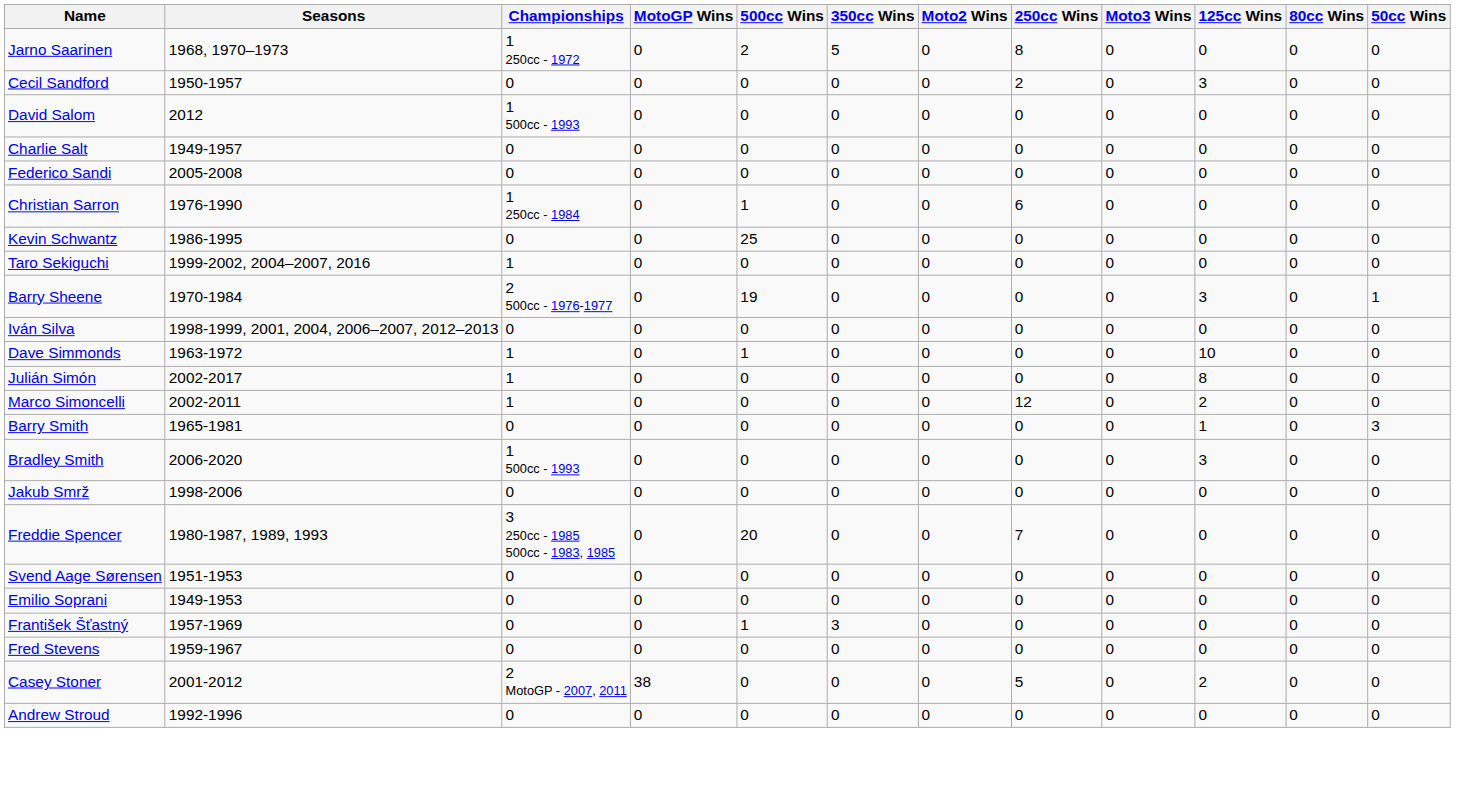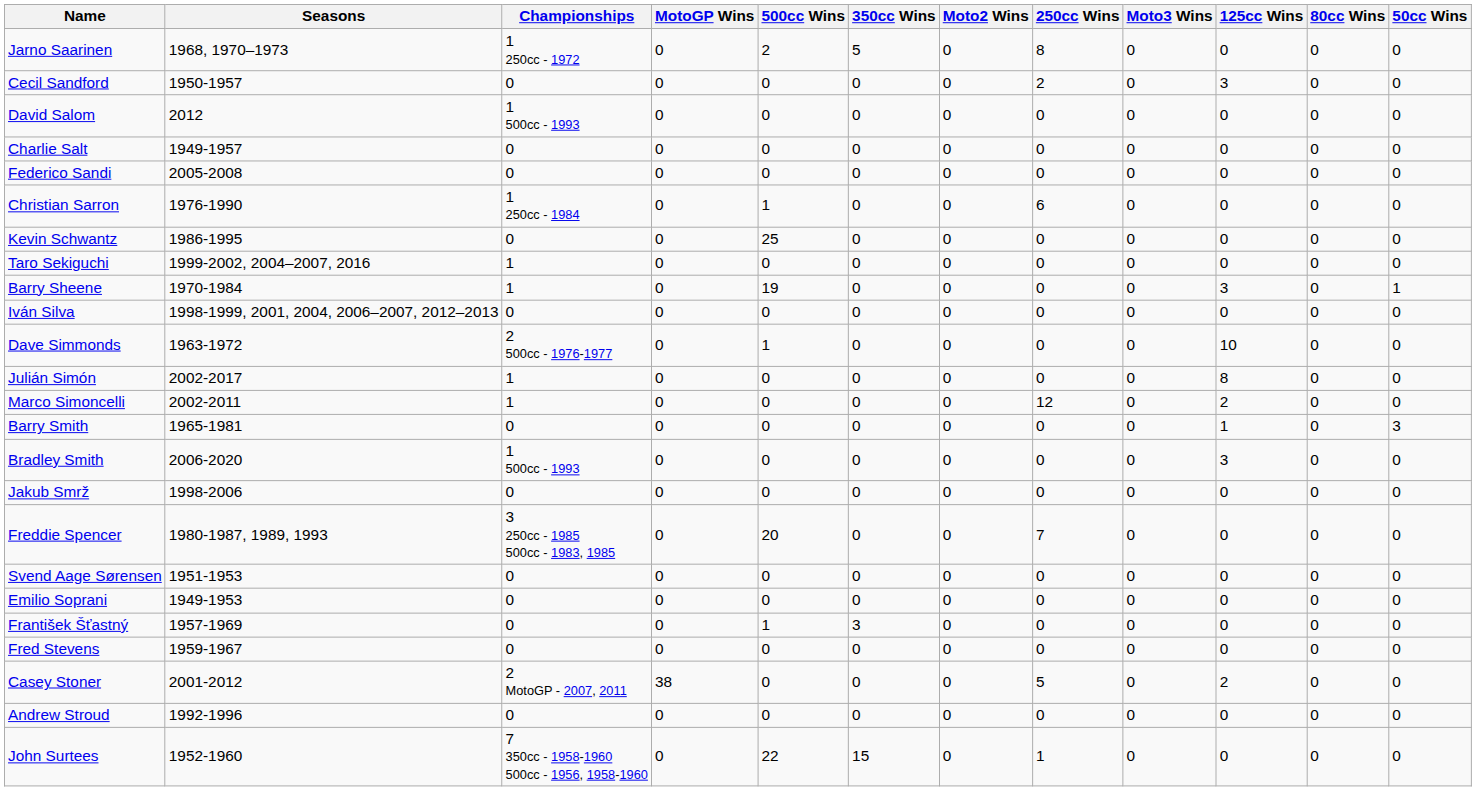(559, 296) 2 500cc - 1976-1977 -> (510, 287) 1
(510, 353) 1 -> (559, 345) 2 500cc - 1976-1977
+ row: (53, 756)
